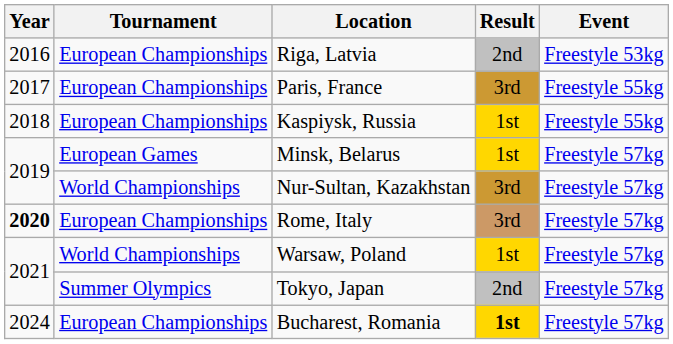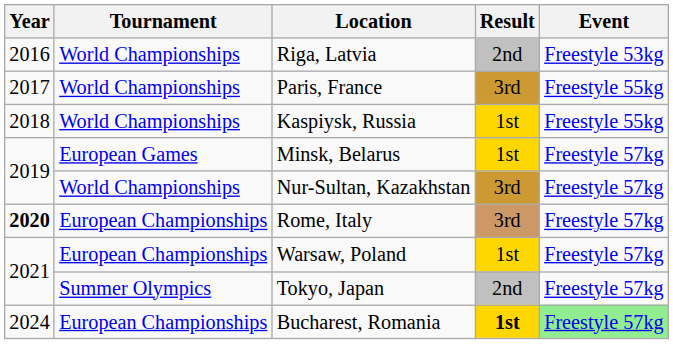(163, 54) European Championships -> (150, 54) World Championships
(163, 88) European Championships -> (150, 88) World Championships
(163, 121) European Championships -> (150, 121) World Championships
(150, 254) World Championships -> (163, 254) European Championships
(604, 321) no background -> (604, 321) lightgreen background
